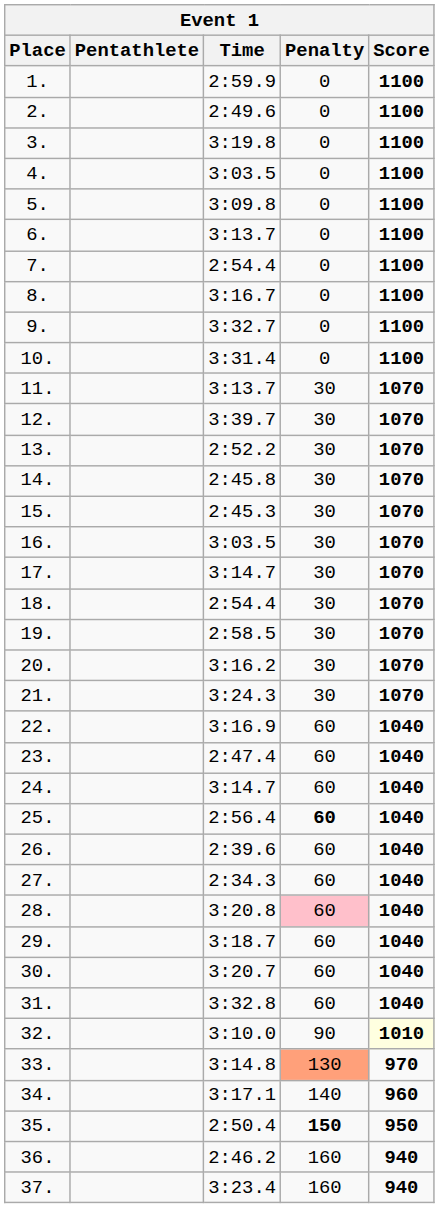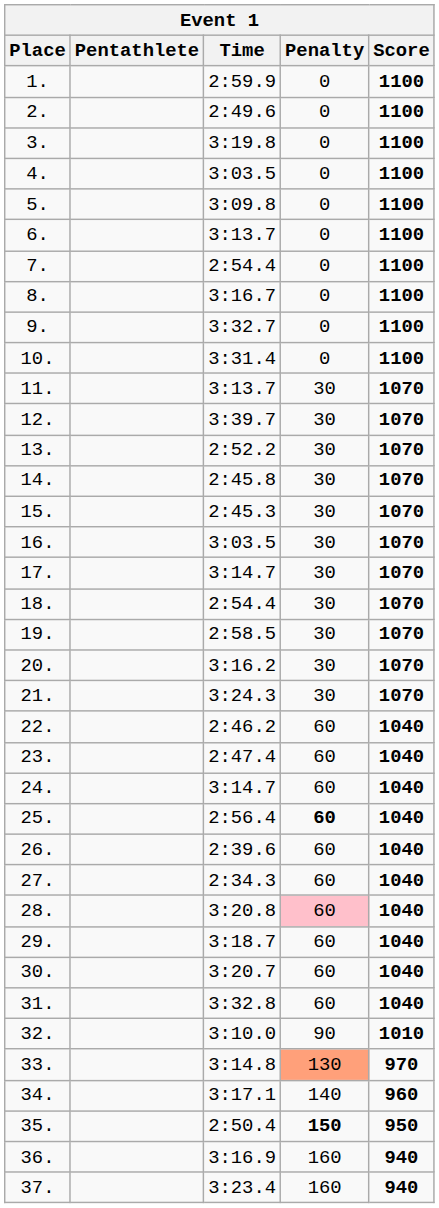(242, 727) 3:16.9 -> (242, 727) 2:46.2
(401, 1034) lightyellow background -> (401, 1034) no background
(242, 1157) 2:46.2 -> (242, 1157) 3:16.9
